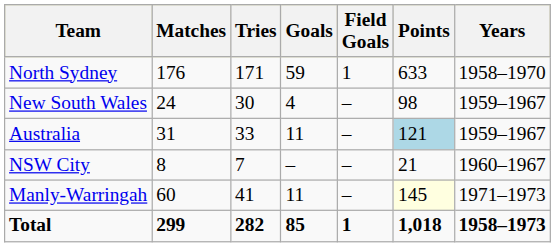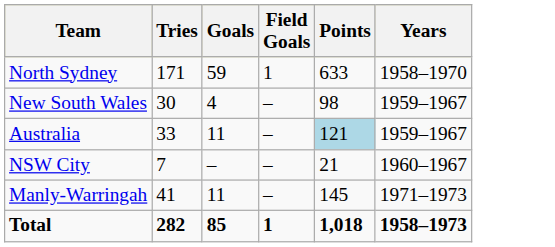- column: (191, 30)
(413, 195) lightyellow background -> (334, 195) no background
